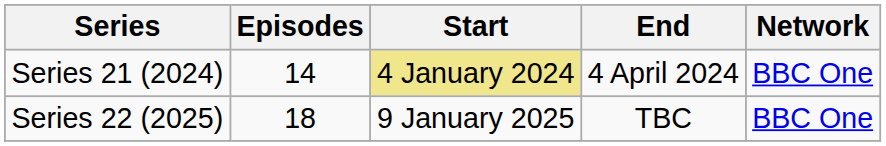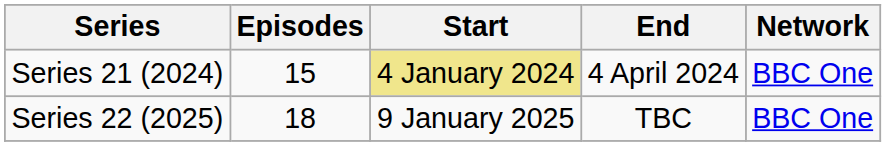(300, 72) 14 -> (300, 72) 15
